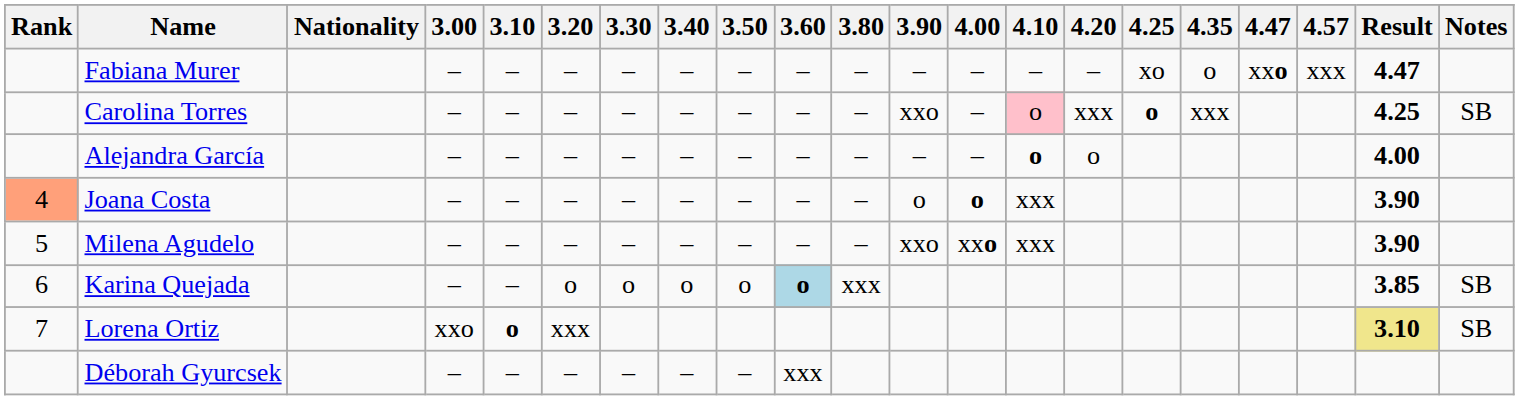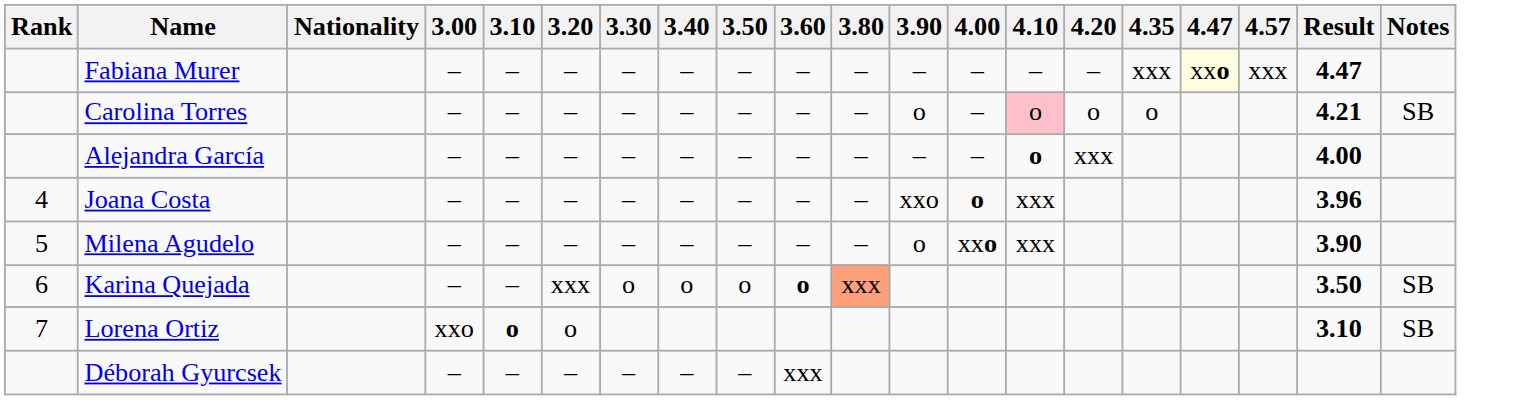- column: (1152, 26)
(1210, 69) o -> (1152, 69) xxx
(1268, 69) no background -> (1210, 69) lightyellow background
(919, 112) xxo -> (919, 112) o
(1094, 112) xxx -> (1094, 112) o
(1210, 112) xxx -> (1152, 112) o
(1397, 112) 4.25 -> (1339, 112) 4.21
(1094, 156) o -> (1094, 156) xxx
(42, 199) lightsalmon background -> (42, 199) no background
(919, 199) o -> (919, 199) xxo
(1397, 199) 3.90 -> (1339, 199) 3.96
(919, 242) xxo -> (919, 242) o
(570, 285) o -> (571, 285) xxx
(803, 285) lightblue background -> (803, 285) no background
(861, 285) no background -> (861, 285) lightsalmon background
(1397, 285) 3.85 -> (1339, 285) 3.50
(571, 329) xxx -> (570, 329) o
(1397, 329) khaki background -> (1339, 329) no background
